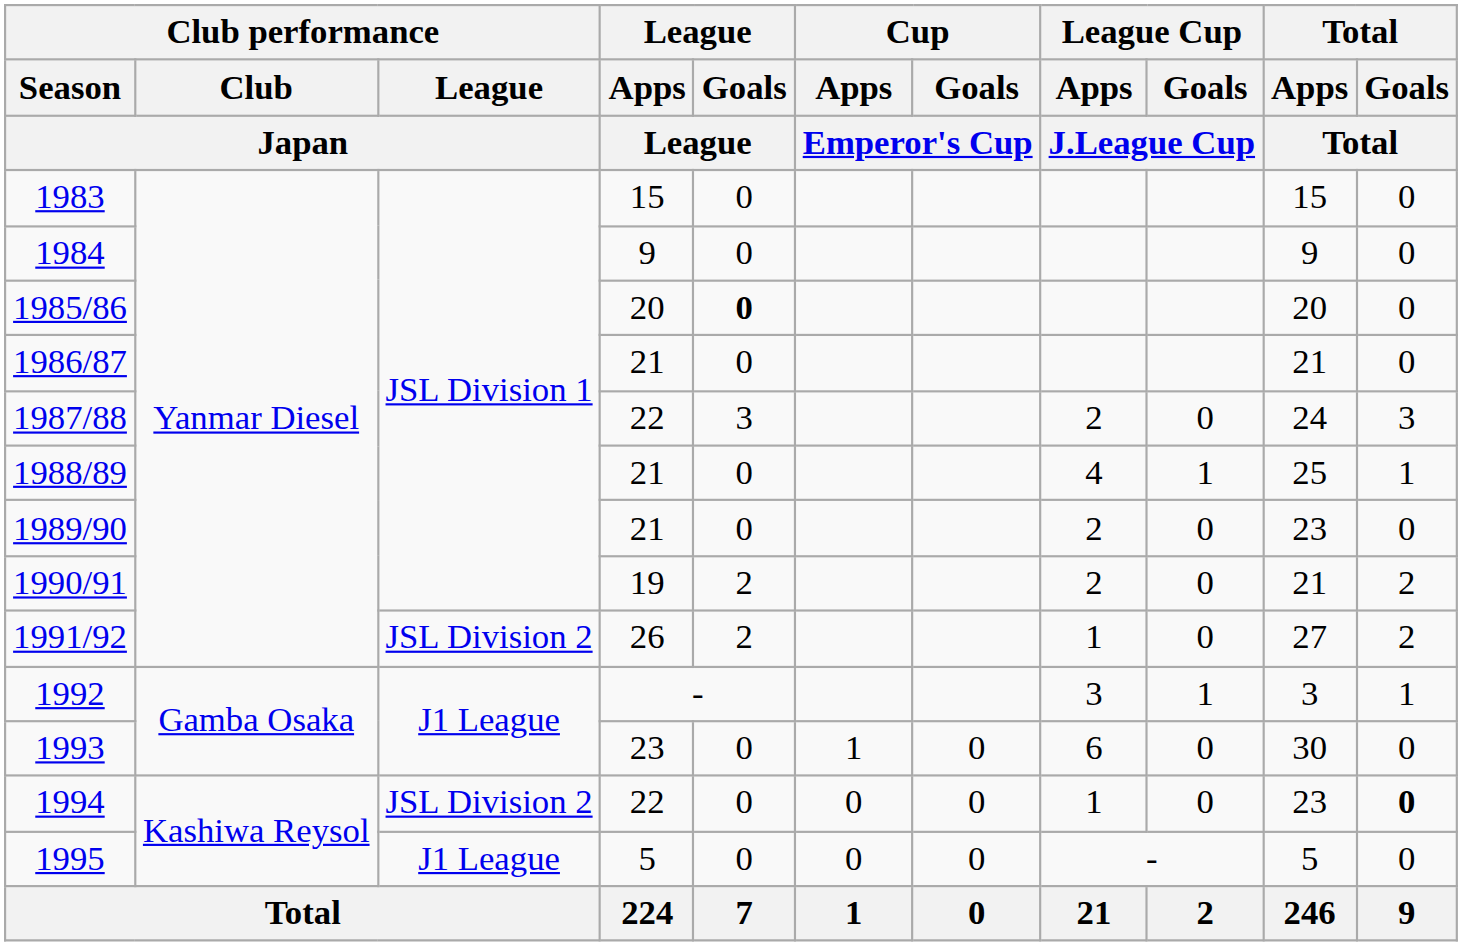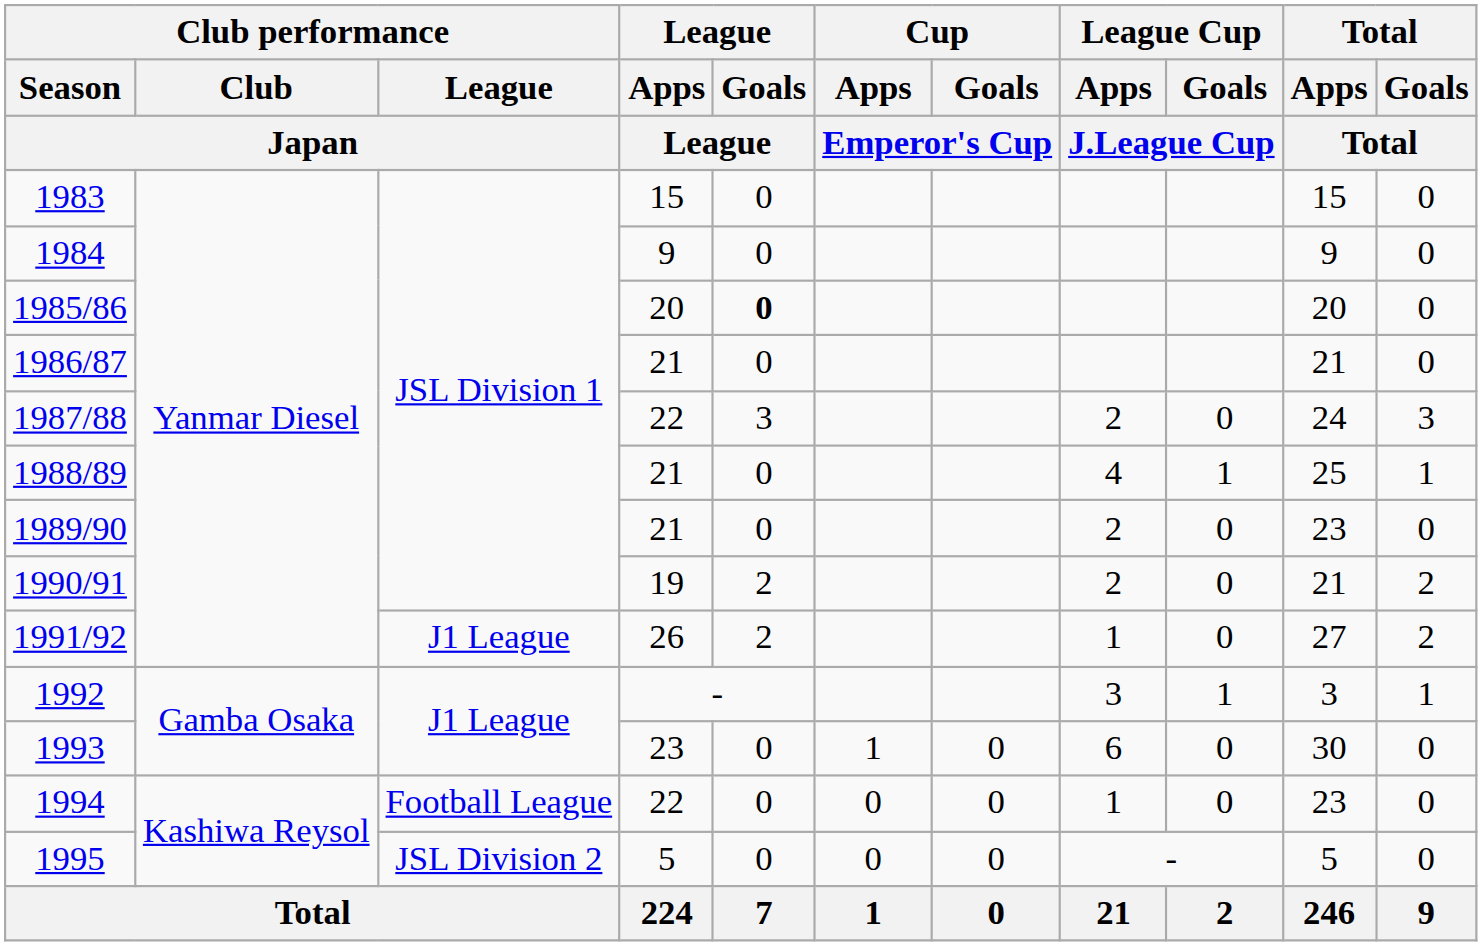(489, 637) JSL Division 2 -> (499, 637) J1 League
(489, 802) JSL Division 2 -> (499, 802) Football League
(1407, 802) bold -> (1426, 802) normal
(489, 857) J1 League -> (499, 857) JSL Division 2
